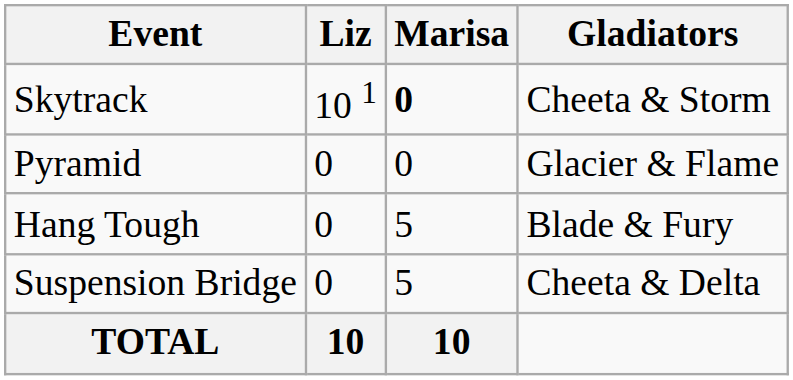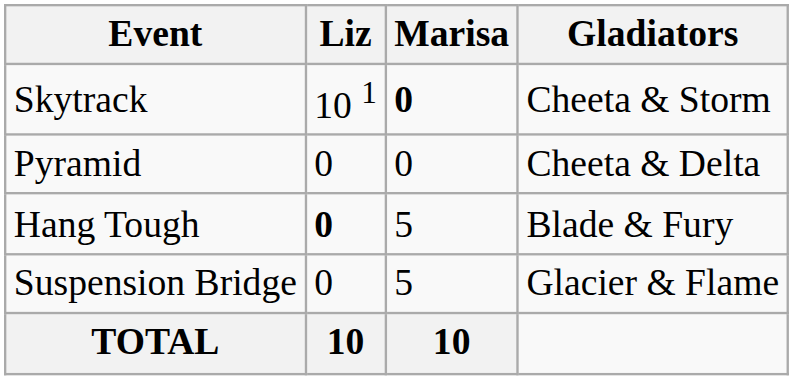(653, 163) Glacier & Flame -> (643, 163) Cheeta & Delta
(324, 223) normal -> (324, 223) bold
(643, 283) Cheeta & Delta -> (653, 283) Glacier & Flame
